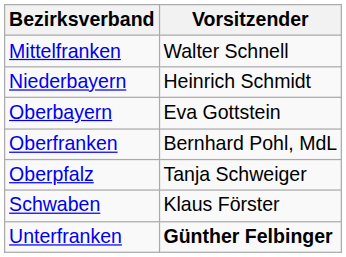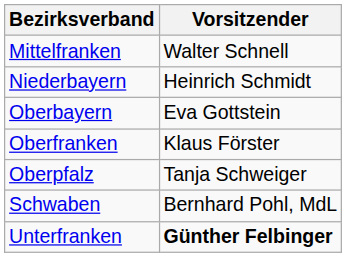(250, 143) Bernhard Pohl, MdL -> (222, 143) Klaus Förster
(222, 205) Klaus Förster -> (250, 205) Bernhard Pohl, MdL
